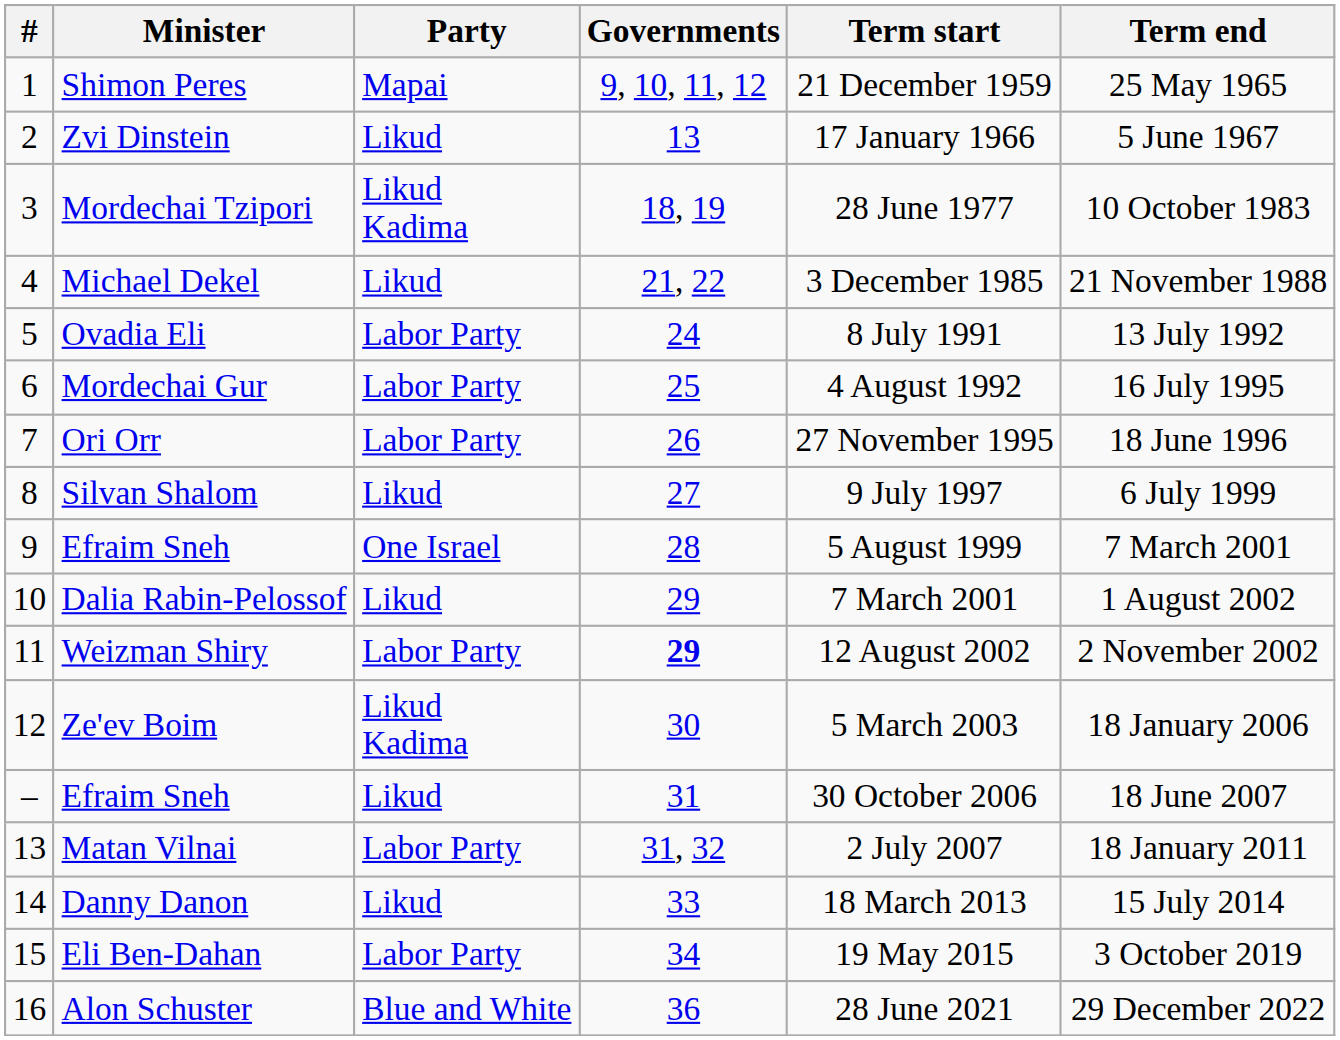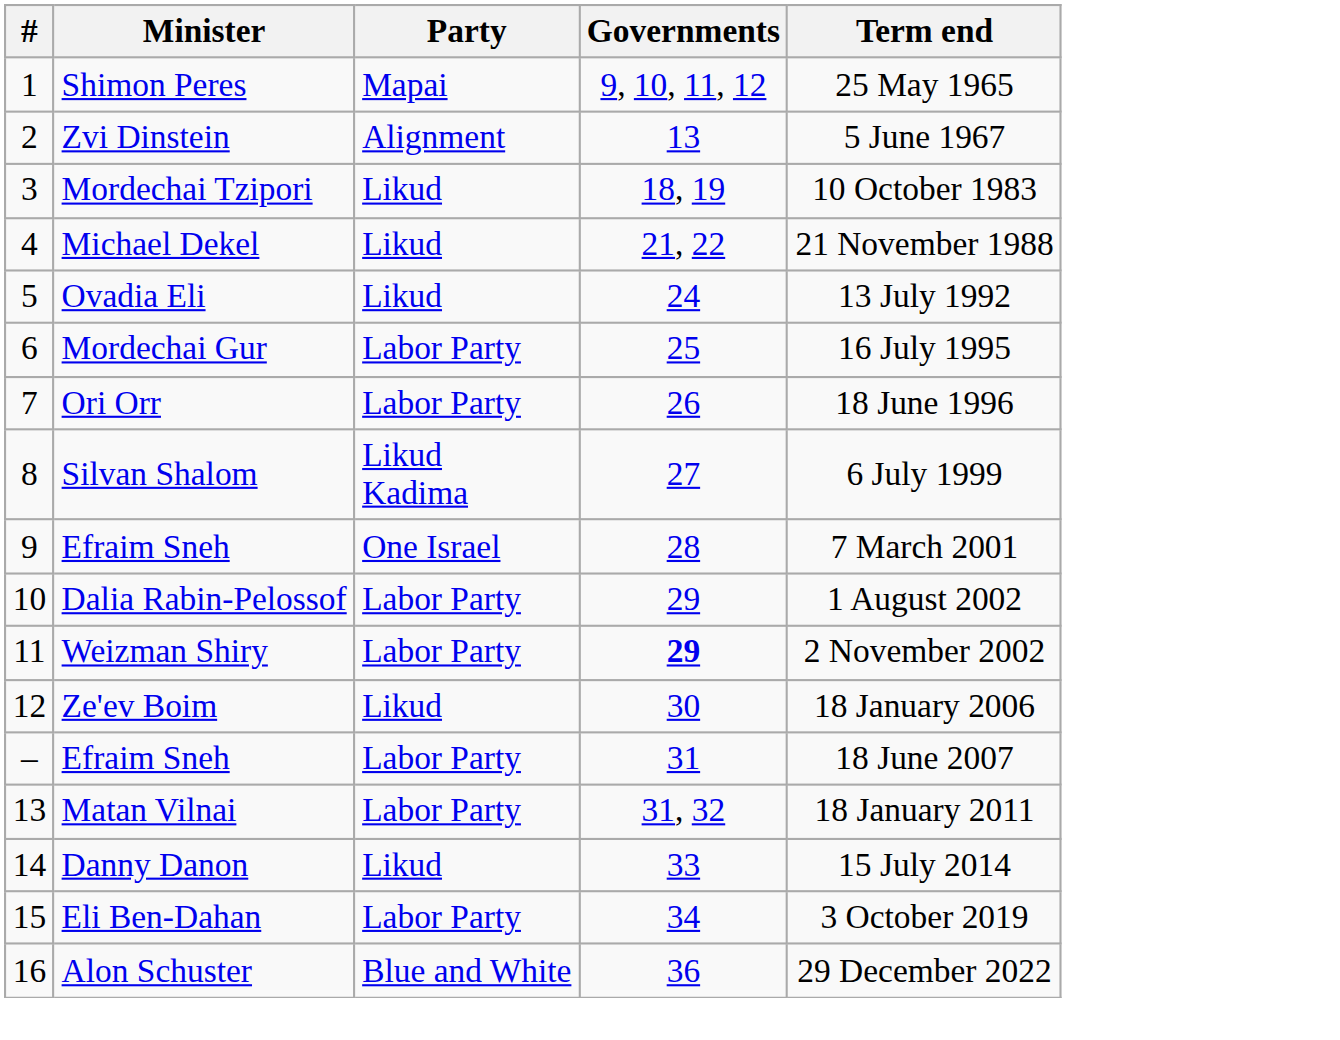- column: (925, 31)
(402, 137) Likud -> (434, 137) Alignment
(415, 208) Likud Kadima -> (402, 190) Likud
(442, 333) Labor Party -> (402, 296) Likud
(402, 492) Likud -> (415, 474) Likud Kadima
(402, 598) Likud -> (442, 598) Labor Party
(415, 723) Likud Kadima -> (402, 705) Likud
(402, 795) Likud -> (442, 758) Labor Party
